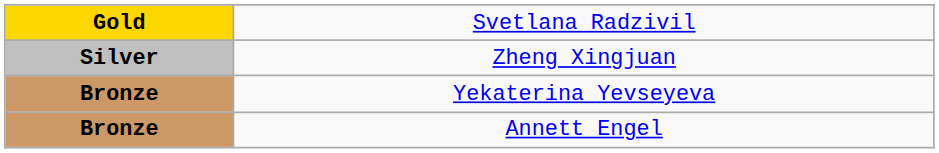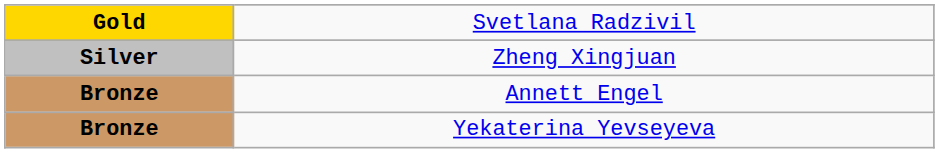rows swapped: (584, 129) <-> (584, 94)
